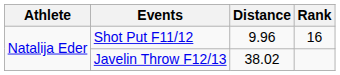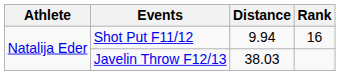(262, 37) 9.96 -> (262, 37) 9.94
(262, 59) 38.02 -> (262, 59) 38.03
